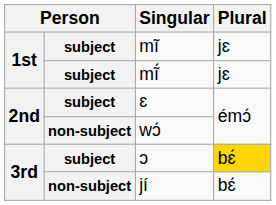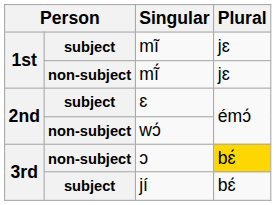(90, 75) subject -> (90, 75) non-subject
(90, 159) subject -> (90, 159) non-subject
(90, 187) non-subject -> (90, 187) subject
